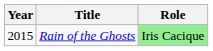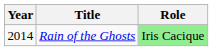(20, 35) 2015 -> (20, 35) 2014
